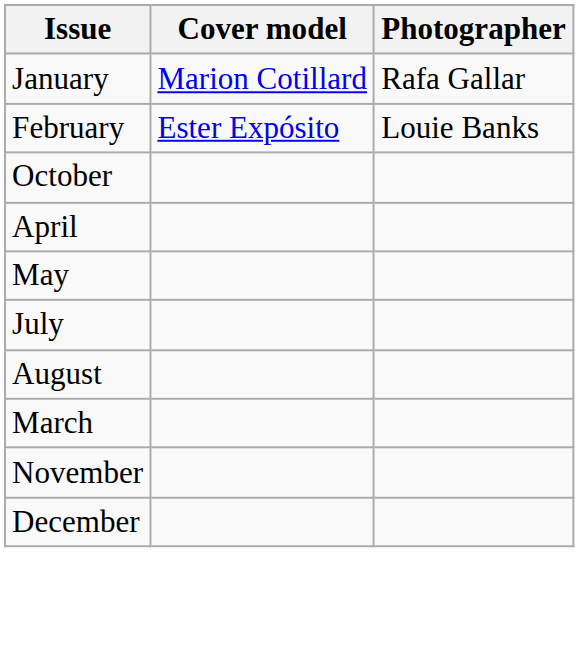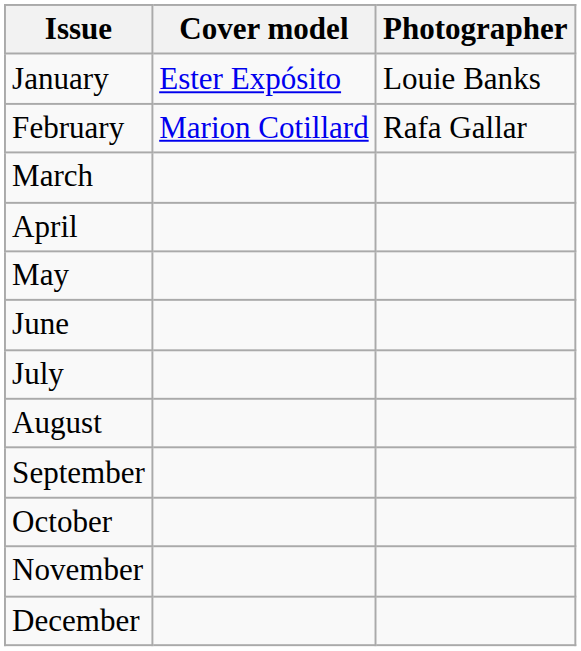(262, 78) Marion Cotillard -> (250, 78) Ester Expósito
(453, 78) Rafa Gallar -> (462, 78) Louie Banks
(248, 127) Ester Expósito -> (264, 127) Marion Cotillard
(460, 127) Louie Banks -> (455, 127) Rafa Gallar
rows swapped: (53, 422) <-> (62, 176)
+ row: (41, 324)
+ row: (78, 472)
